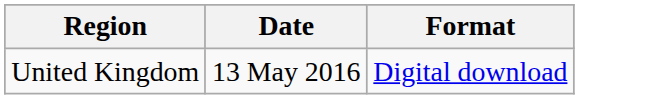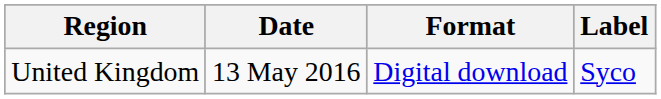+ column: (614, 26)
